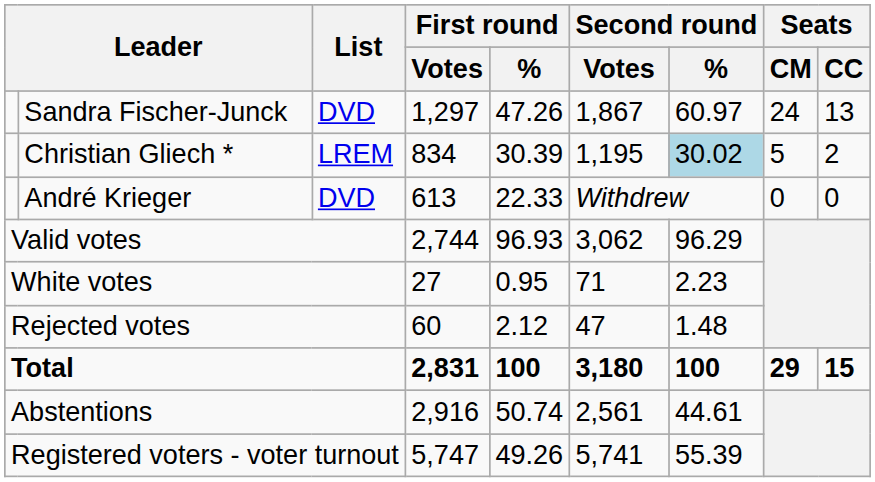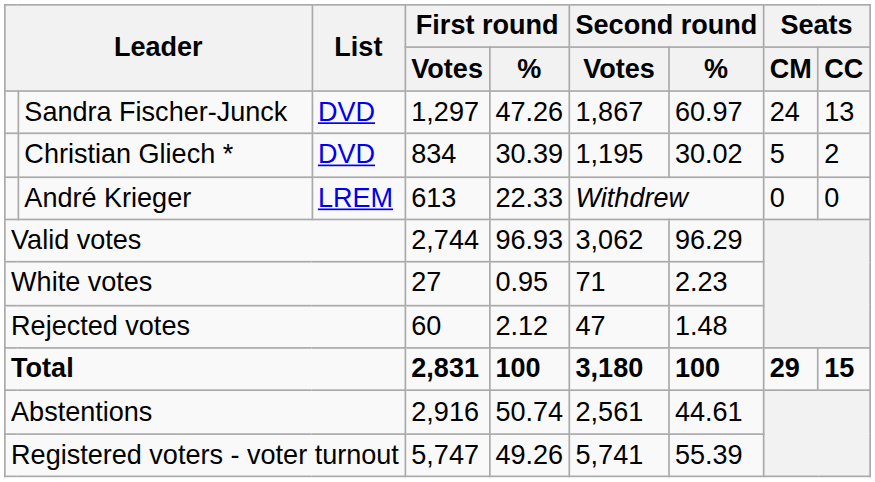(355, 154) LREM -> (346, 154) DVD
(709, 154) lightblue background -> (709, 154) no background
(346, 197) DVD -> (355, 197) LREM
